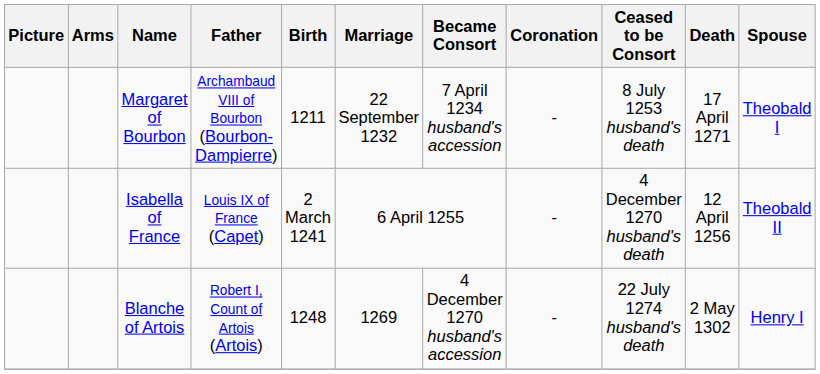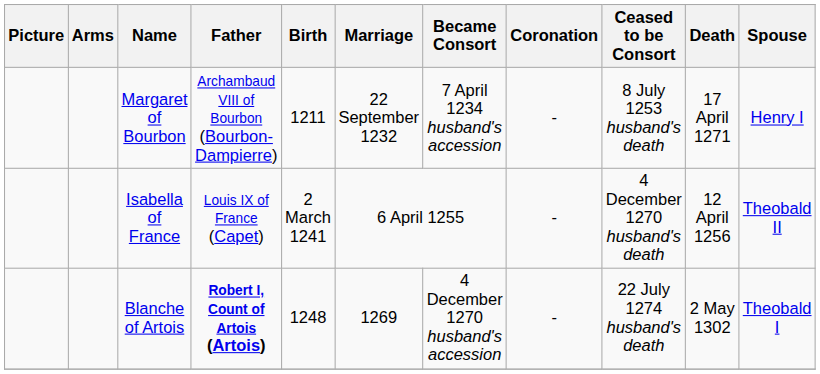(777, 117) Theobald I -> (777, 117) Henry I
(236, 319) normal -> (236, 318) bold
(777, 318) Henry I -> (777, 318) Theobald I
